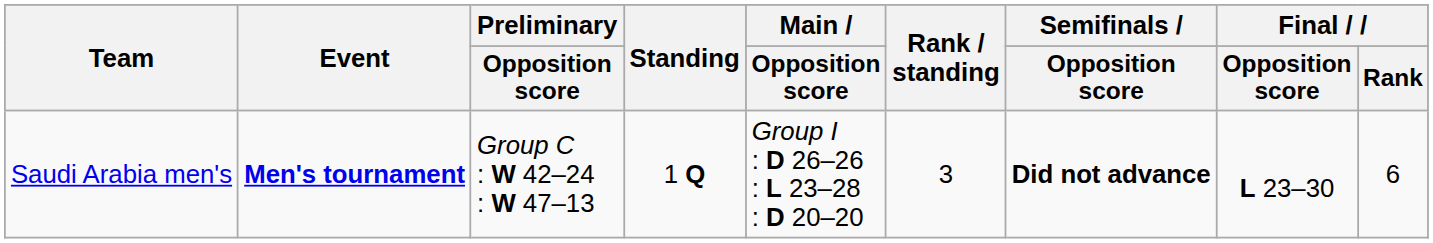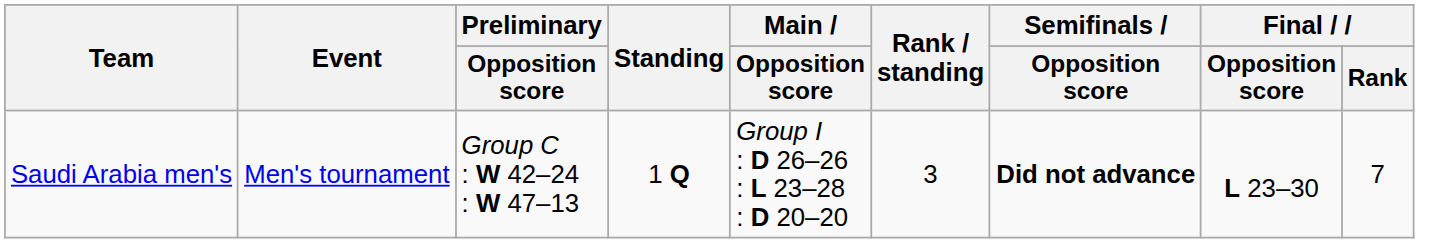(355, 175) bold -> (347, 175) normal
(1393, 175) 6 -> (1378, 175) 7
